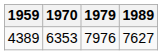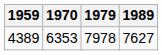(100, 38) 7976 -> (100, 38) 7978
